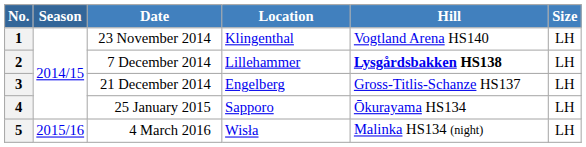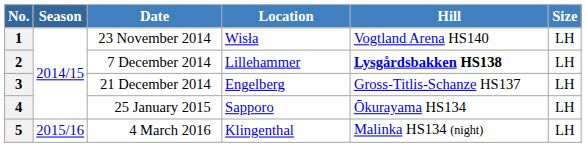(260, 38) Klingenthal -> (242, 38) Wisła
(242, 130) Wisła -> (260, 130) Klingenthal
